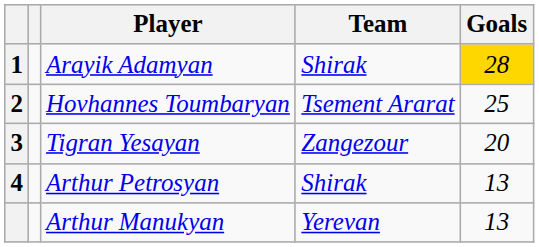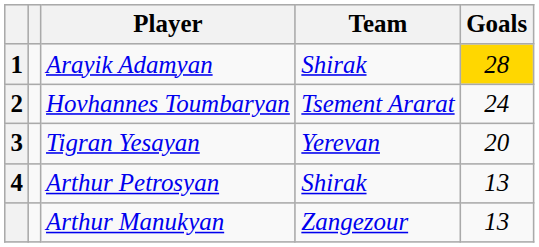(497, 103) 25 -> (497, 103) 24
(355, 143) Zangezour -> (341, 143) Yerevan
(341, 222) Yerevan -> (355, 222) Zangezour
